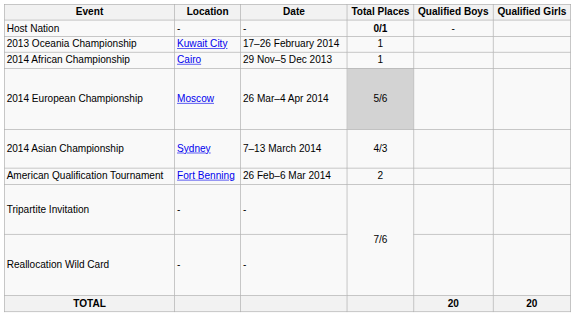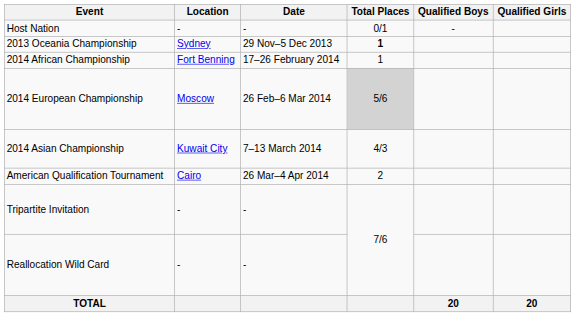(380, 28) bold -> (380, 28) normal
(202, 44) Kuwait City -> (194, 44) Sydney
(291, 44) 17–26 February 2014 -> (287, 44) 29 Nov–5 Dec 2013
(380, 44) normal -> (380, 44) bold
(189, 60) Cairo -> (206, 60) Fort Benning
(287, 60) 29 Nov–5 Dec 2013 -> (291, 60) 17–26 February 2014
(286, 99) 26 Mar–4 Apr 2014 -> (287, 99) 26 Feb–6 Mar 2014
(194, 149) Sydney -> (202, 149) Kuwait City
(206, 176) Fort Benning -> (189, 176) Cairo
(287, 176) 26 Feb–6 Mar 2014 -> (286, 176) 26 Mar–4 Apr 2014
